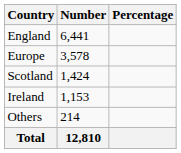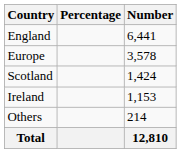columns swapped: (83, 14) <-> (143, 14)
